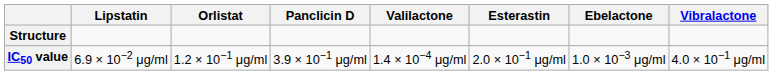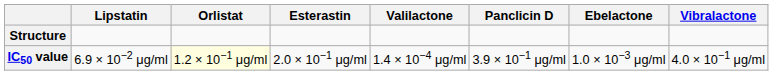columns swapped: (519, 15) <-> (320, 15)
(221, 58) no background -> (221, 58) lightyellow background
